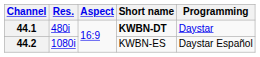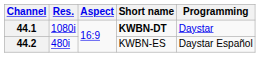(61, 28) 480i -> (63, 28) 1080i
(63, 44) 1080i -> (61, 44) 480i
